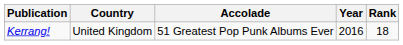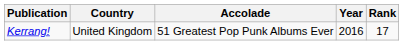(382, 31) 18 -> (382, 31) 17
